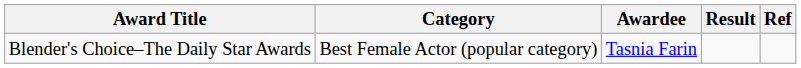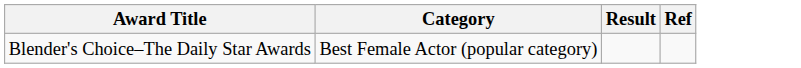- column: (651, 19)
